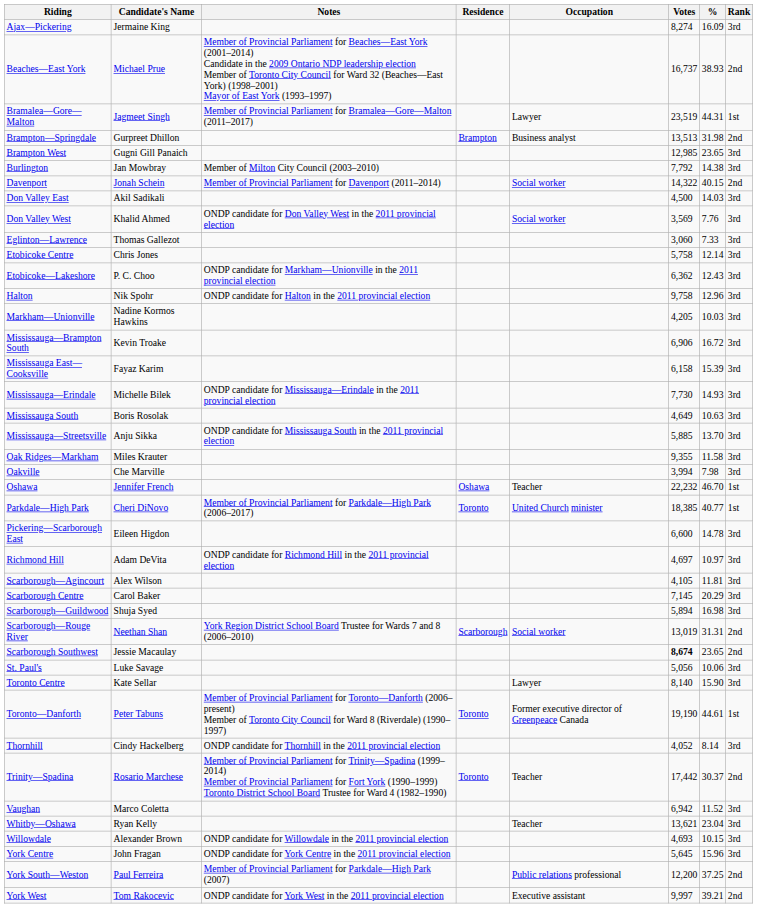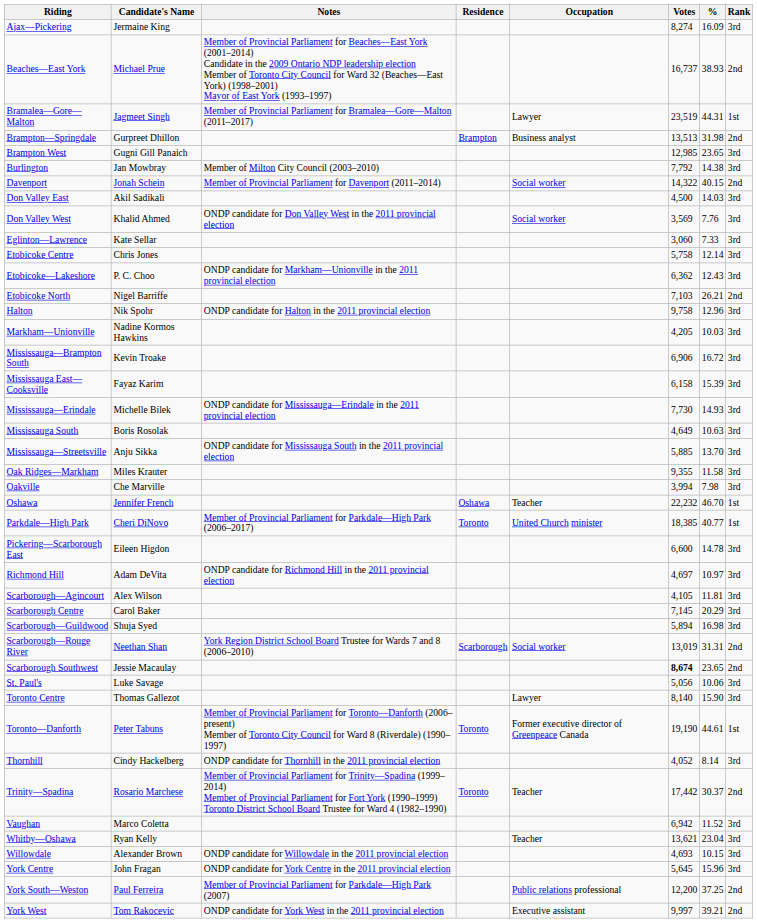(146, 239) Thomas Gallezot -> (135, 239) Kate Sellar
+ row: (38, 296)
(135, 682) Kate Sellar -> (146, 698) Thomas Gallezot
